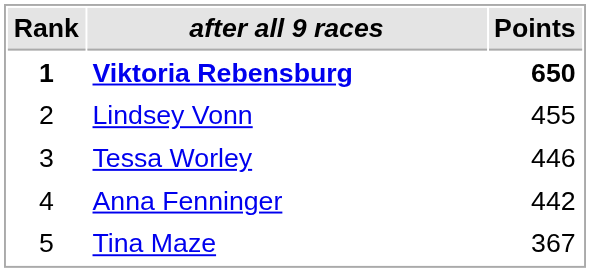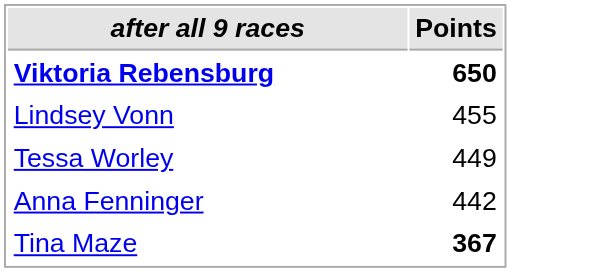- column: (46, 28)
(553, 158) 446 -> (475, 158) 449
(553, 244) normal -> (475, 244) bold
